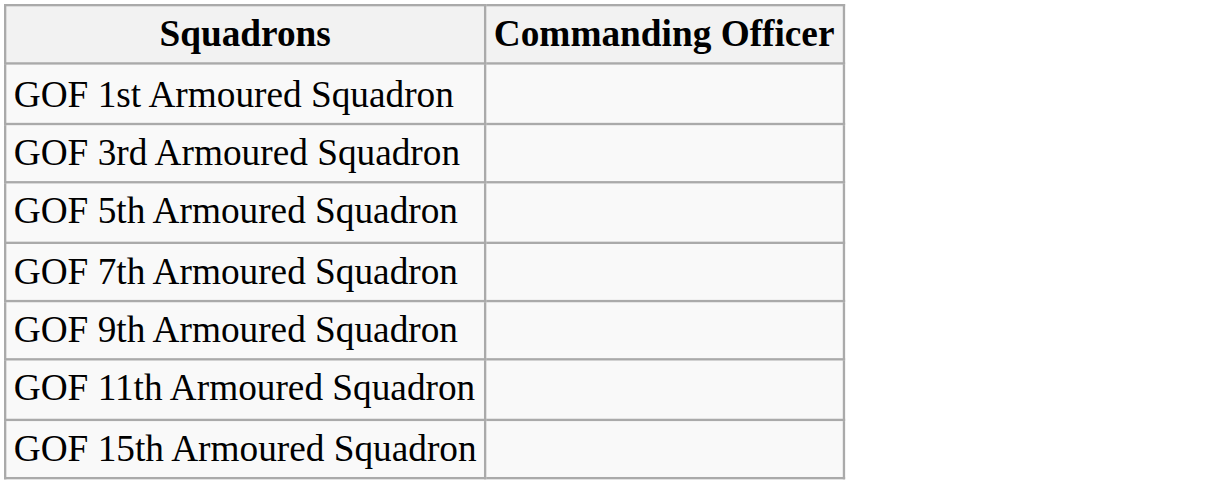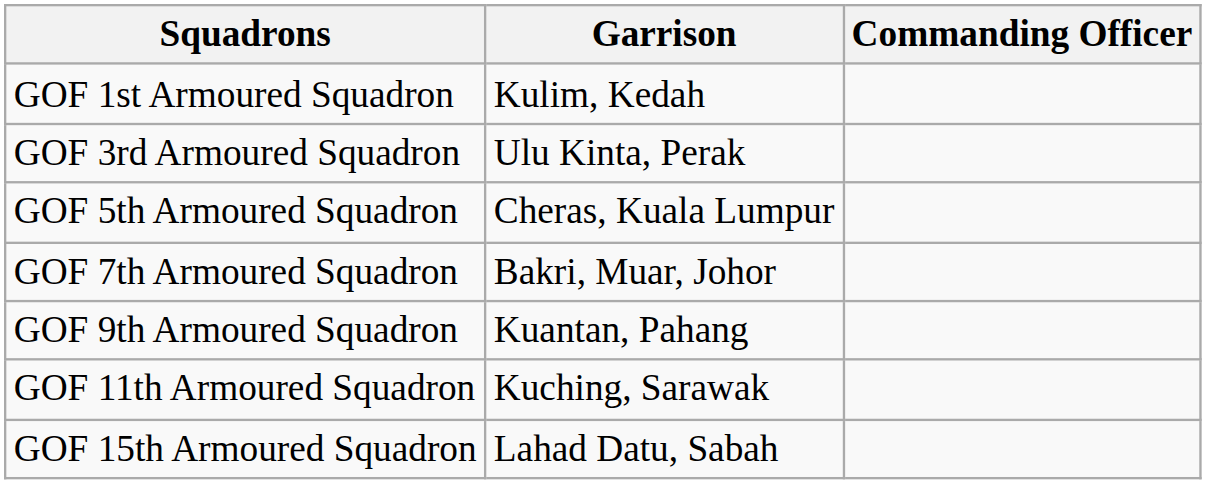+ column: (664, 34)
